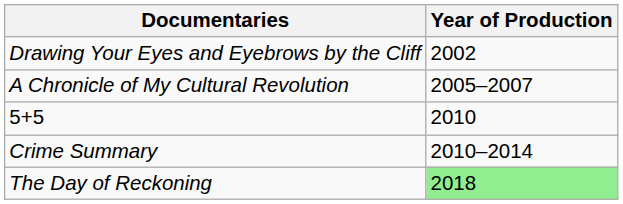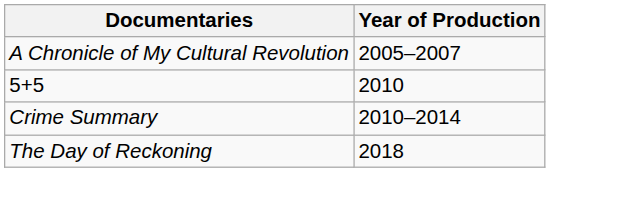- row: (215, 53)
(453, 183) lightgreen background -> (381, 150) no background
